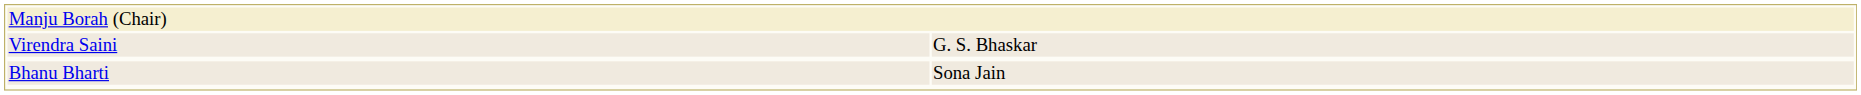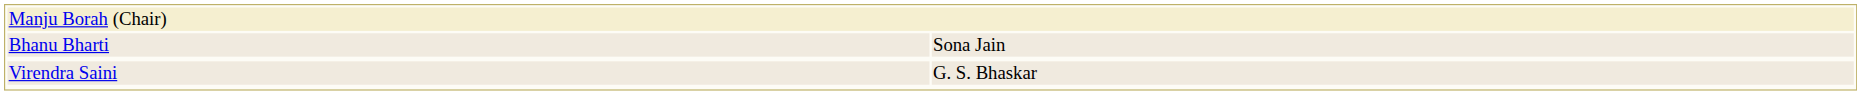rows swapped: (63, 44) <-> (59, 72)
